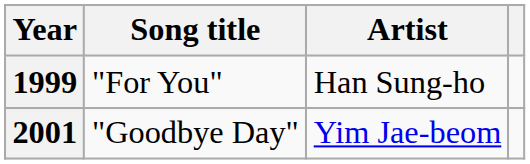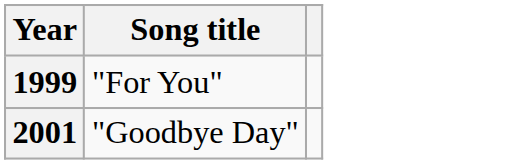- column: (407, 30)
